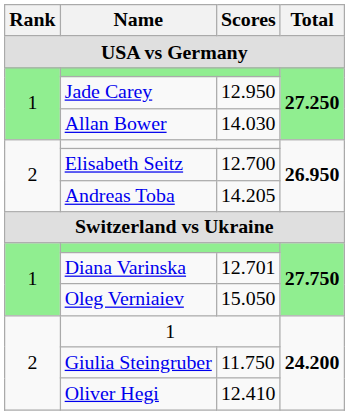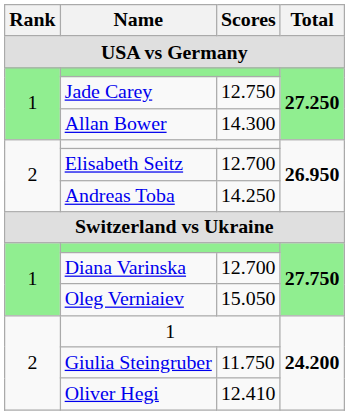(248, 92) 12.950 -> (248, 92) 12.750
(248, 123) 14.030 -> (248, 123) 14.300
(248, 195) 14.205 -> (248, 195) 14.250
(248, 267) 12.701 -> (248, 267) 12.700
